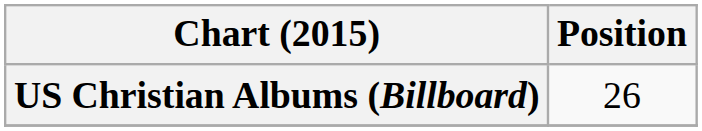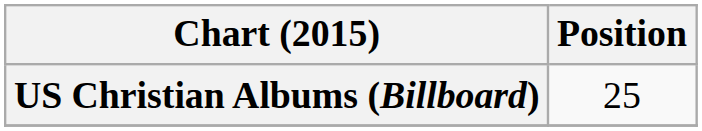(622, 94) 26 -> (622, 94) 25
